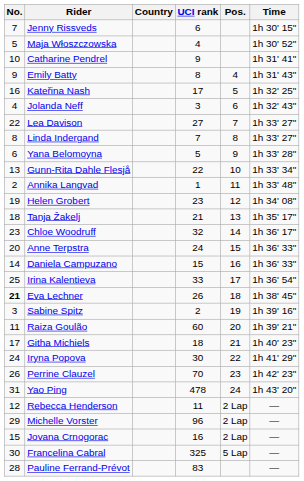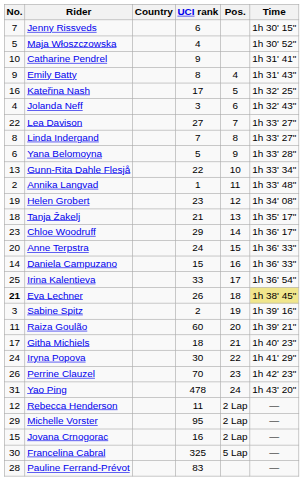(198, 232) 32 -> (198, 232) 29
(274, 295) no background -> (274, 295) khaki background
(198, 421) 96 -> (198, 421) 95
